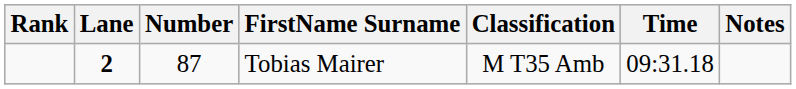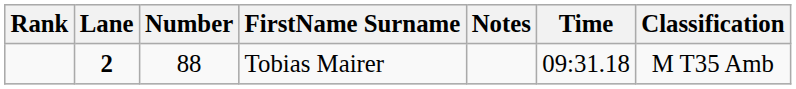columns swapped: (543, 24) <-> (755, 24)
(189, 63) 87 -> (189, 63) 88
